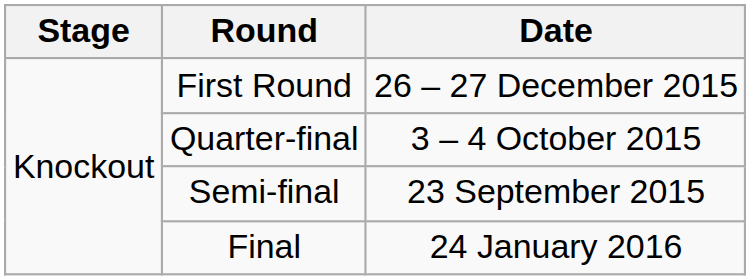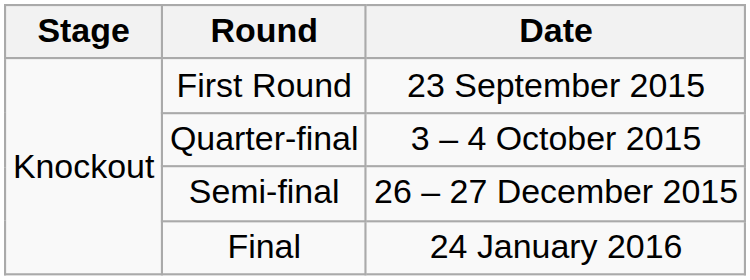(556, 85) 26 – 27 December 2015 -> (556, 85) 23 September 2015
(556, 192) 23 September 2015 -> (556, 192) 26 – 27 December 2015
